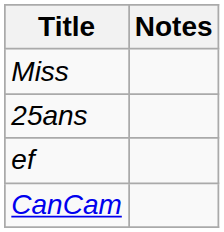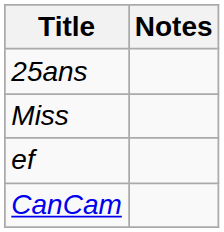rows swapped: (40, 71) <-> (49, 115)
